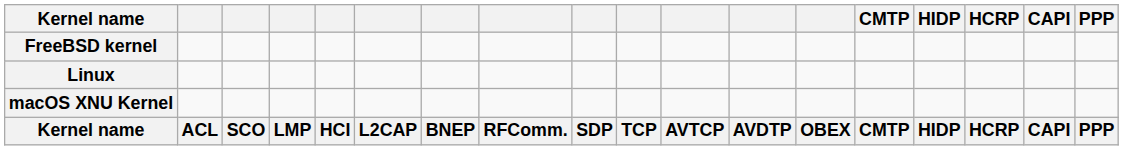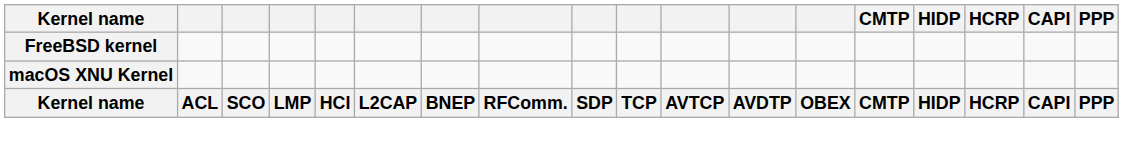- row: (91, 74)
